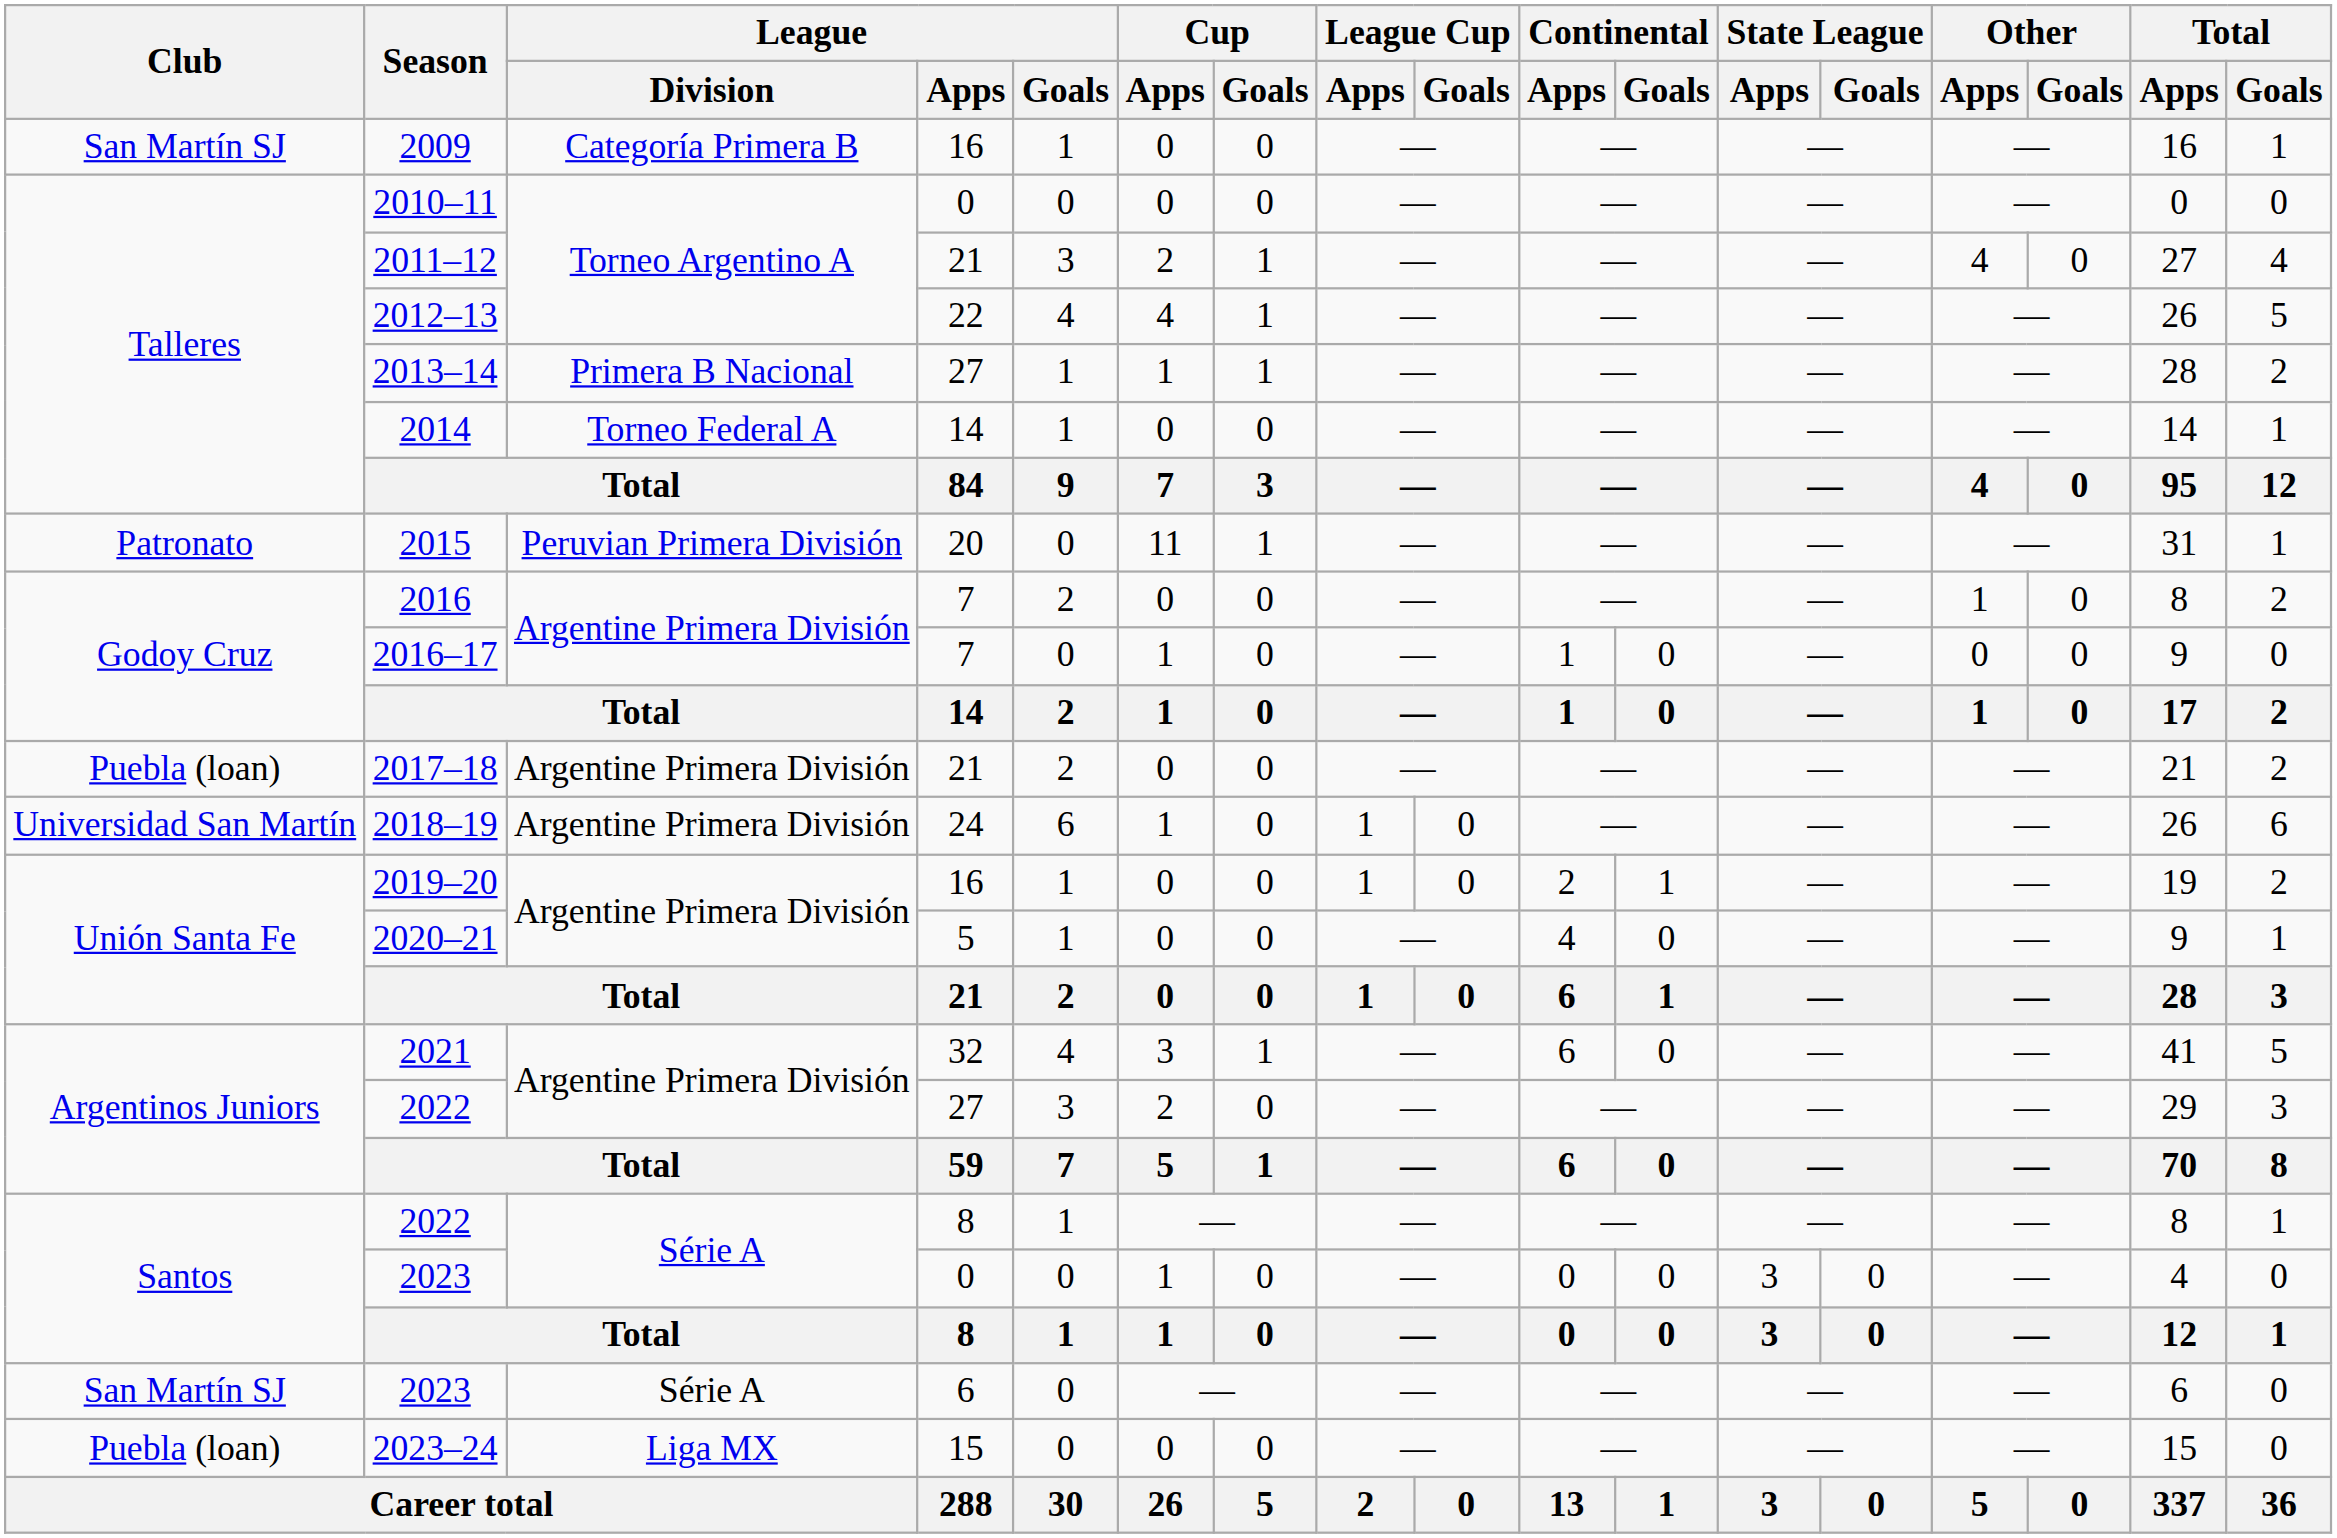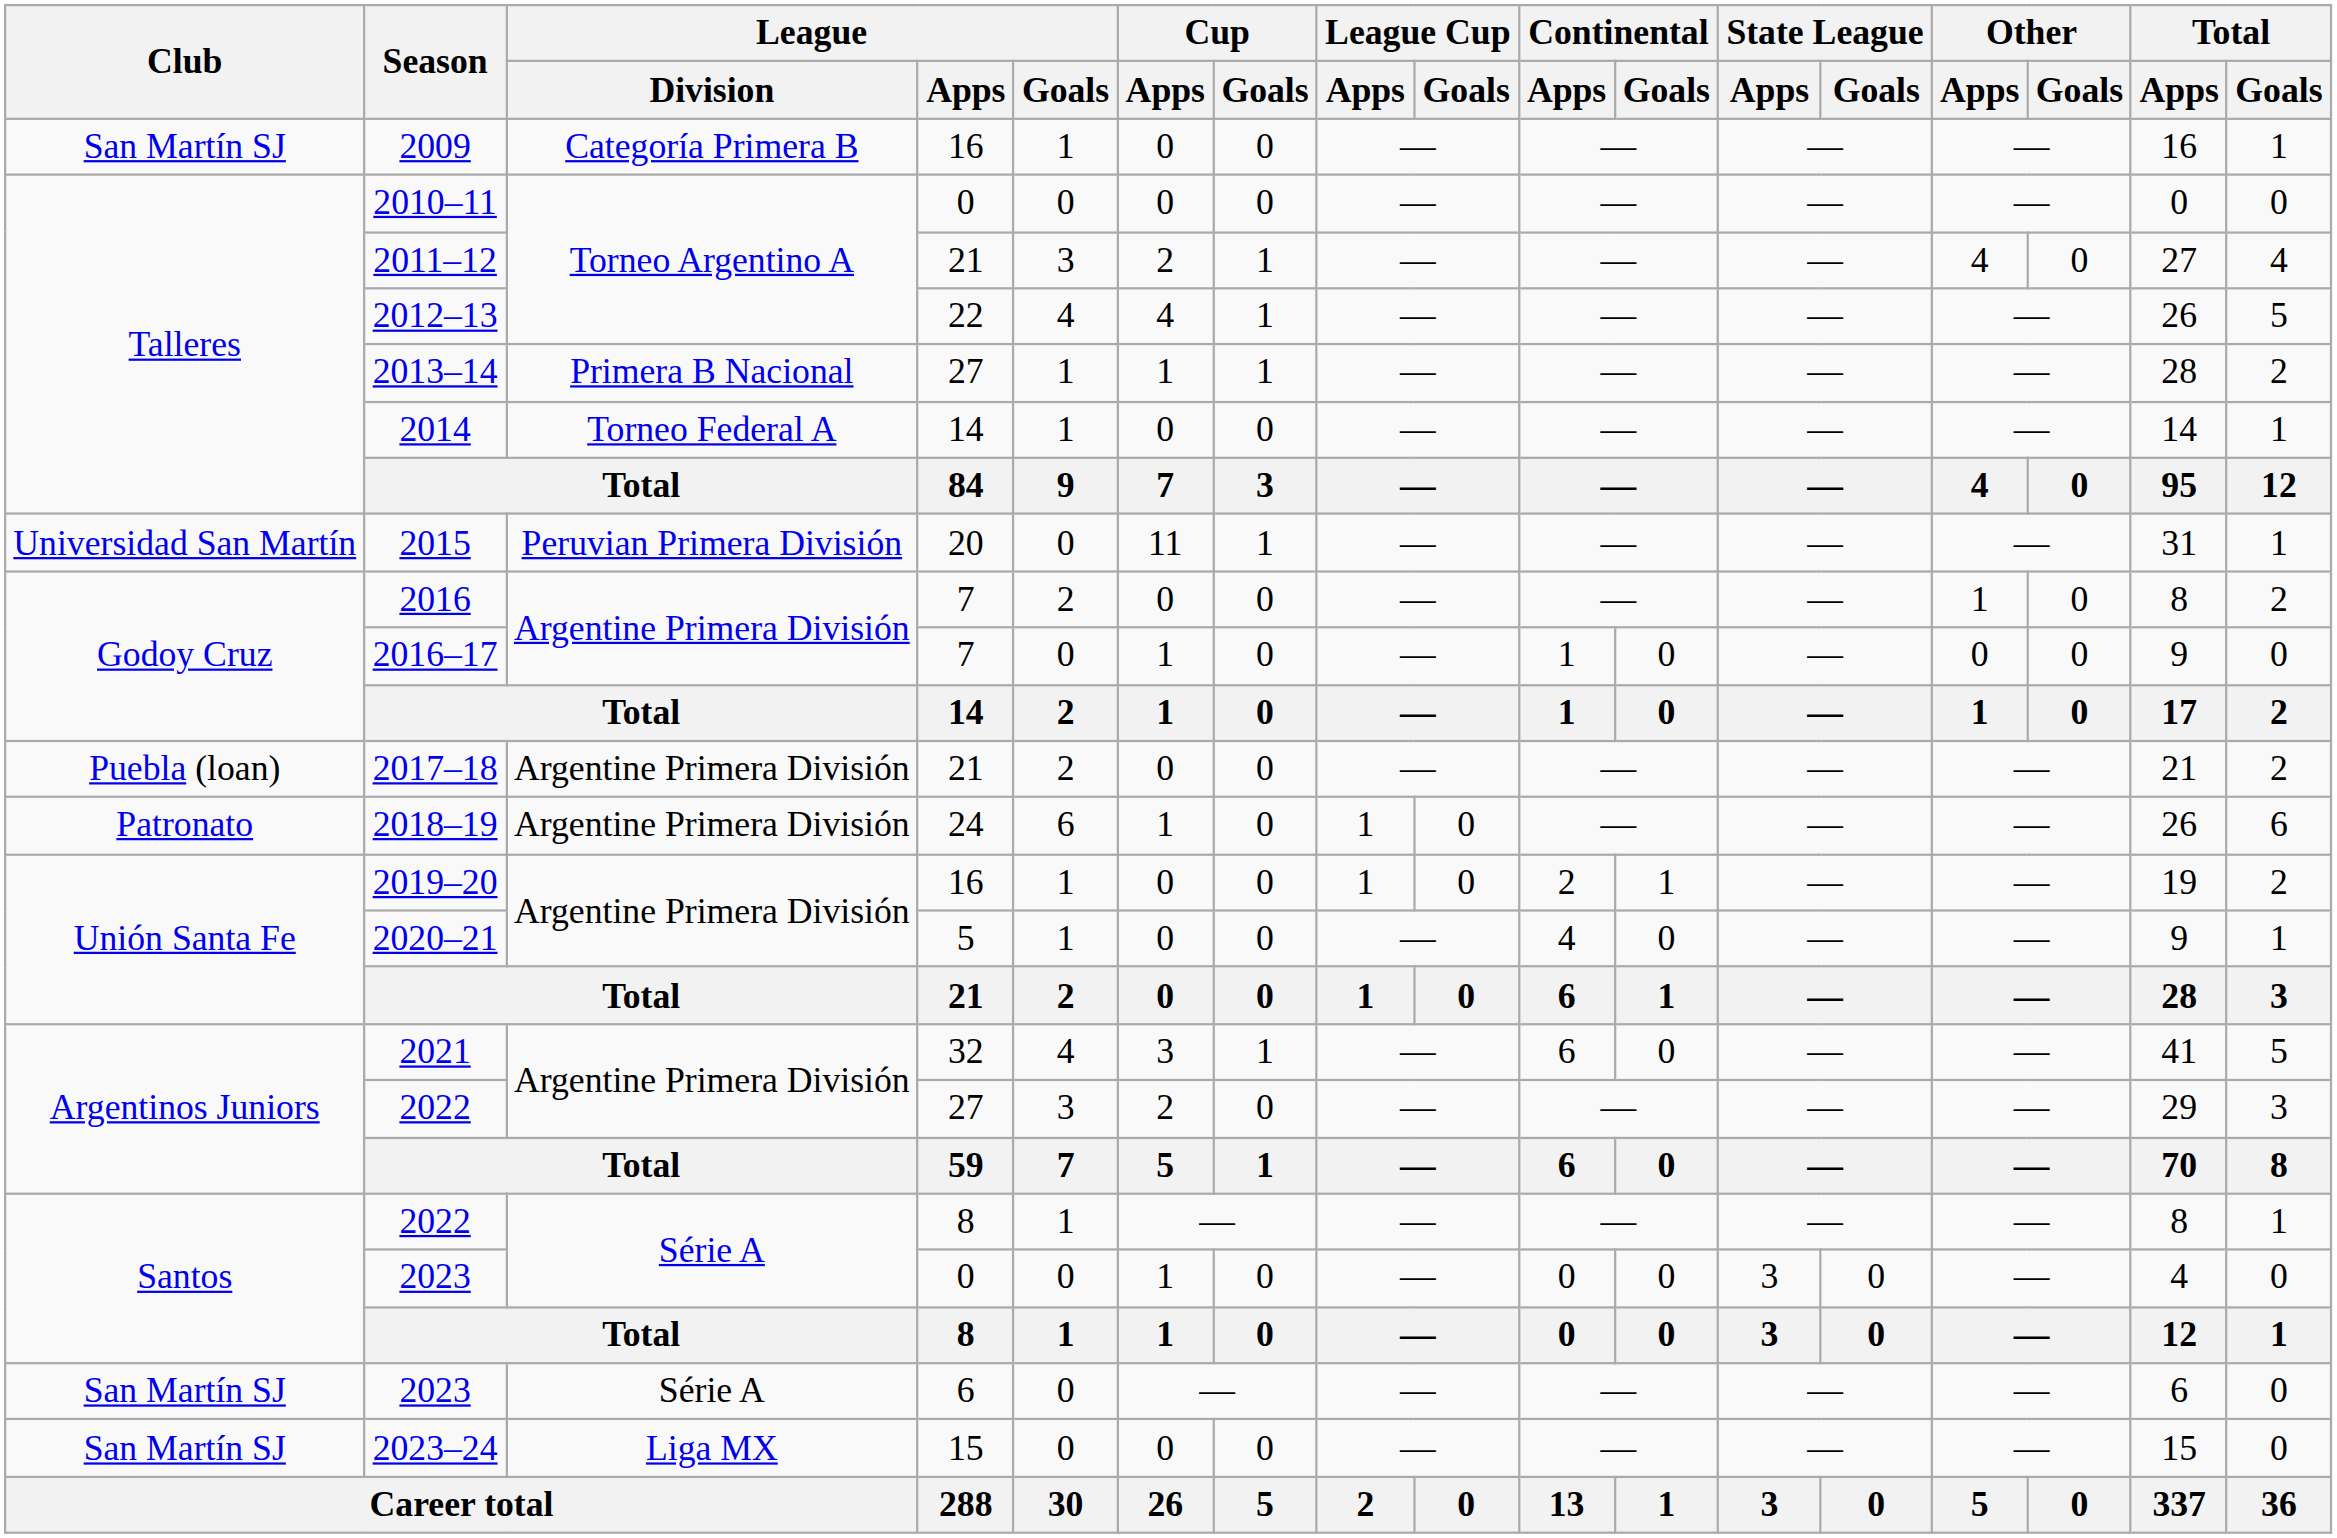(185, 542) Patronato -> (185, 542) Universidad San Martín
(185, 825) Universidad San Martín -> (185, 825) Patronato
(185, 1447) Puebla (loan) -> (185, 1447) San Martín SJ
